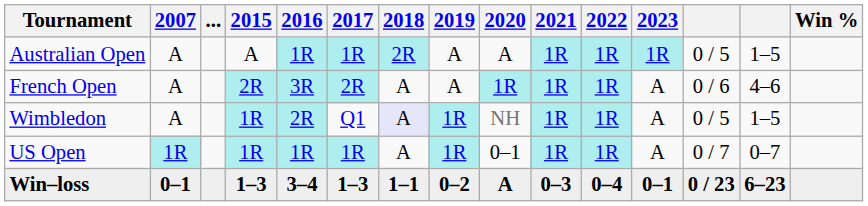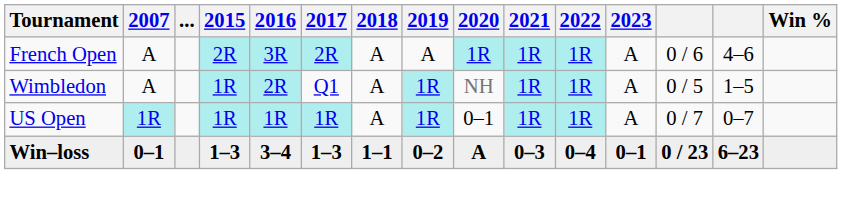- row: (77, 53)
(404, 119) lavender background -> (377, 86) no background
